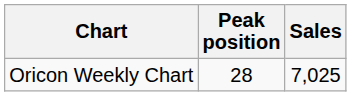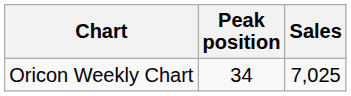(241, 74) 28 -> (241, 74) 34
